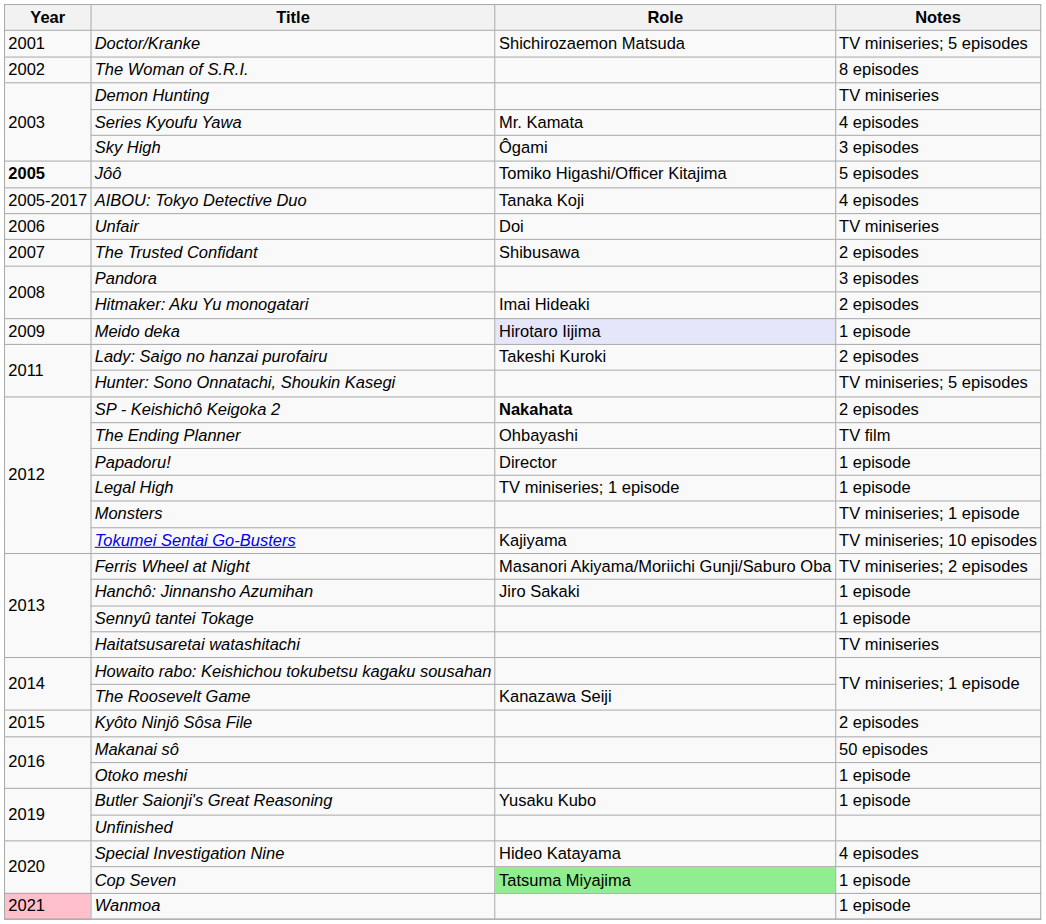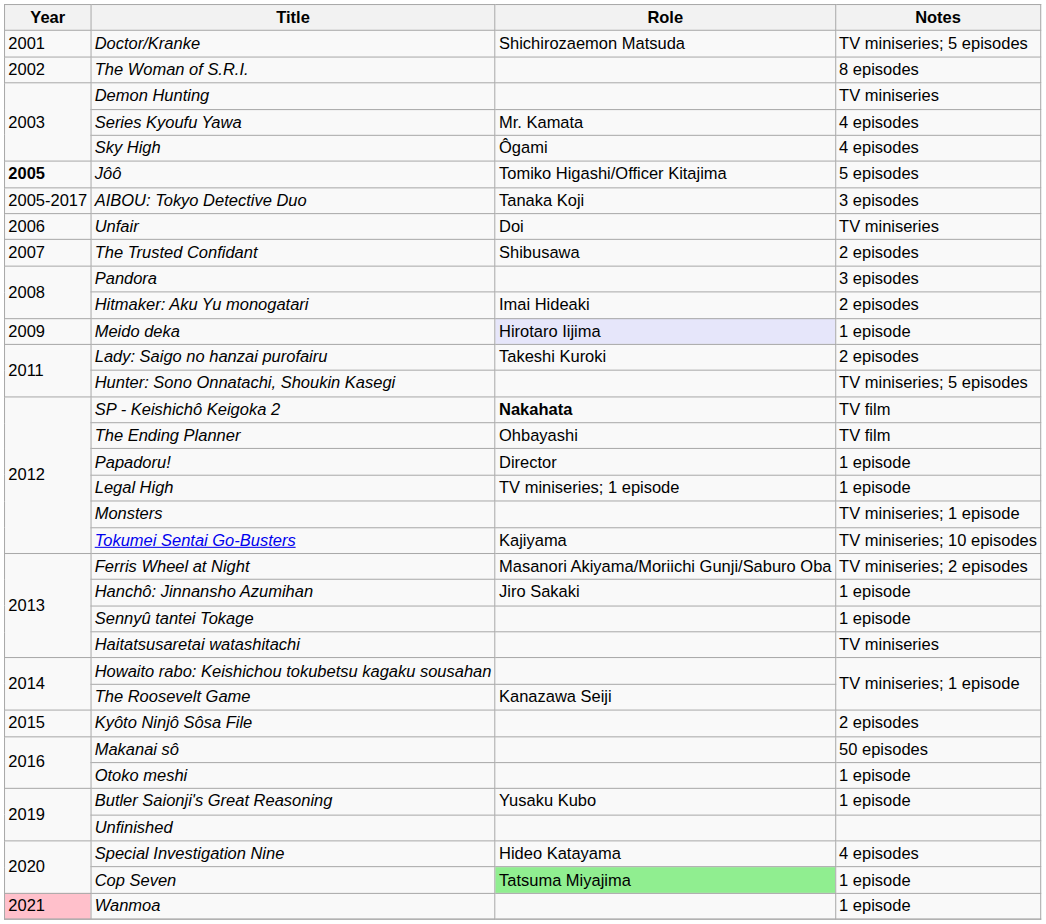(879, 148) 3 episodes -> (879, 148) 4 episodes
(879, 200) 4 episodes -> (879, 200) 3 episodes
(879, 409) 2 episodes -> (865, 409) TV film
